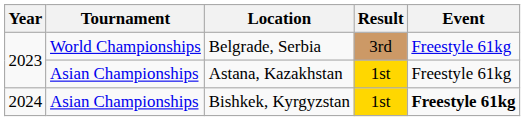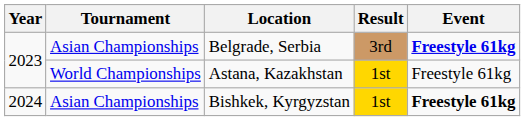(125, 46) World Championships -> (124, 46) Asian Championships
(461, 46) normal -> (463, 46) bold
(124, 74) Asian Championships -> (125, 74) World Championships
